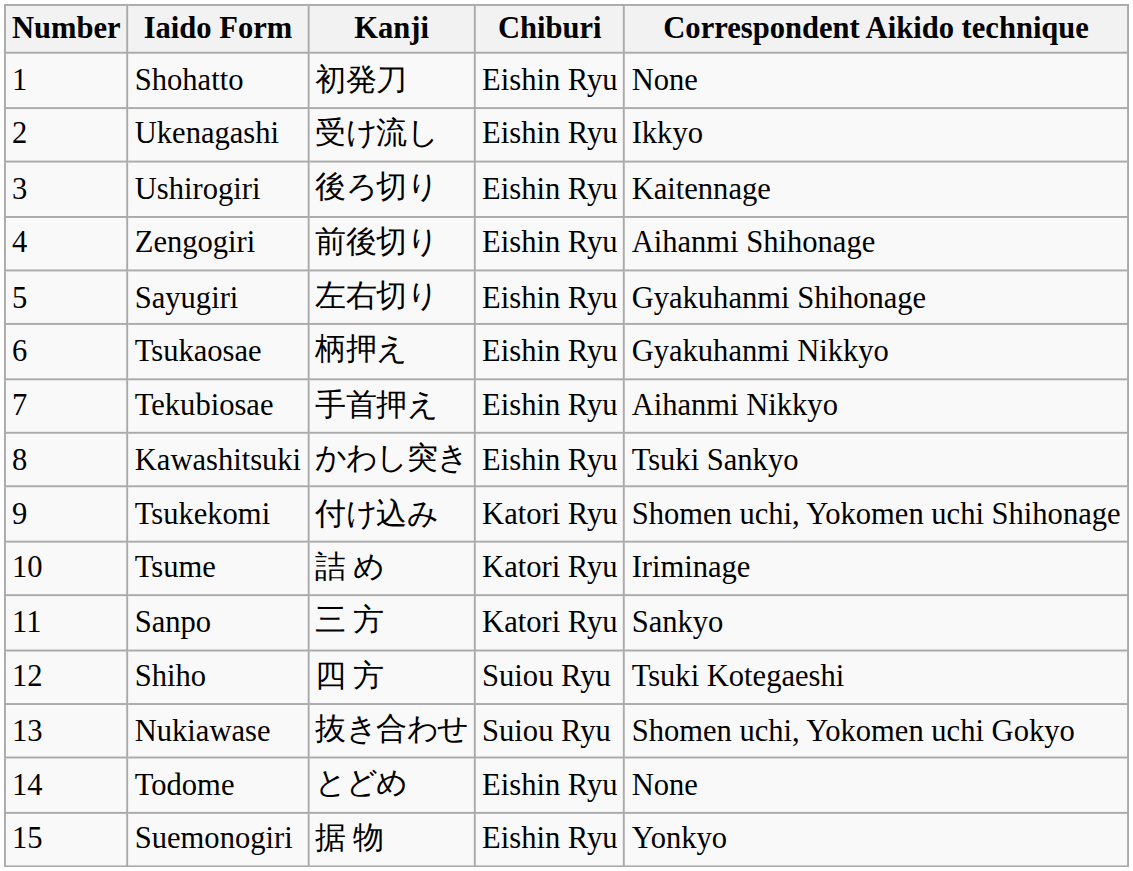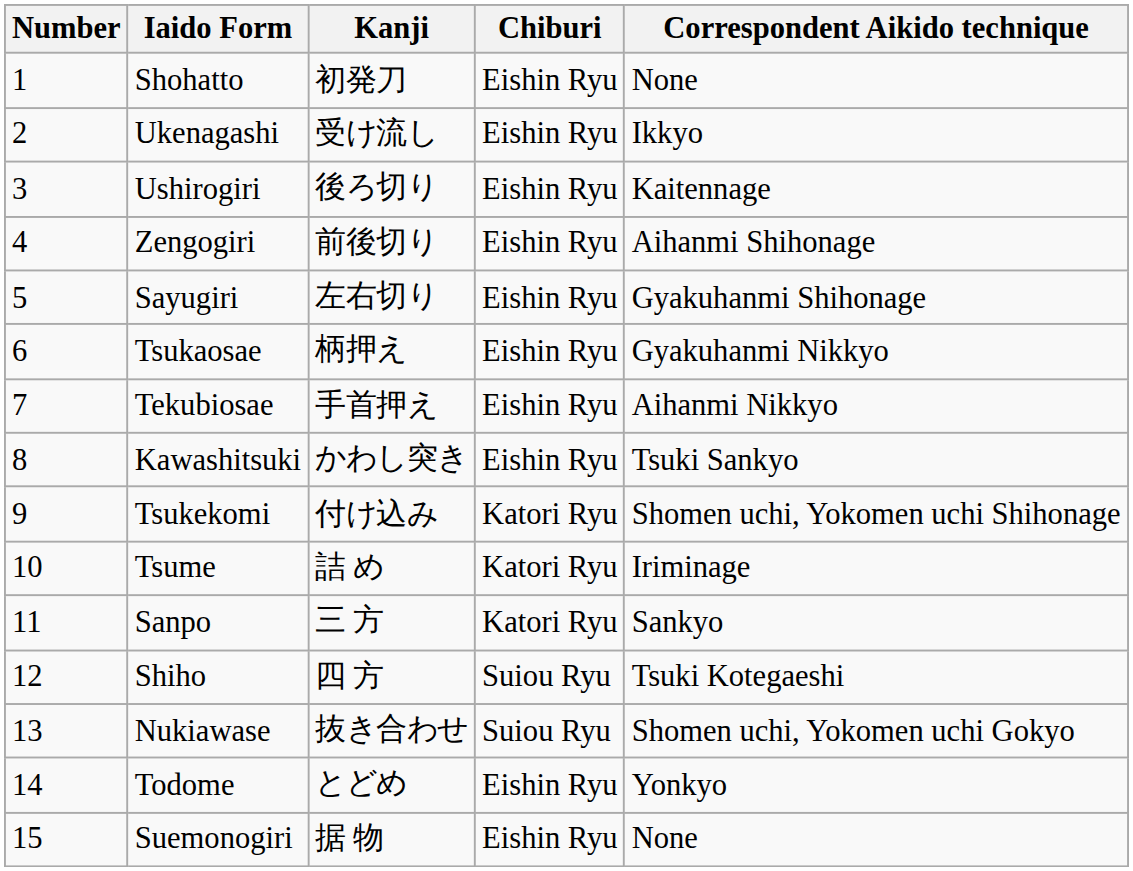(665, 784) None -> (679, 784) Yonkyo
(679, 838) Yonkyo -> (665, 838) None
